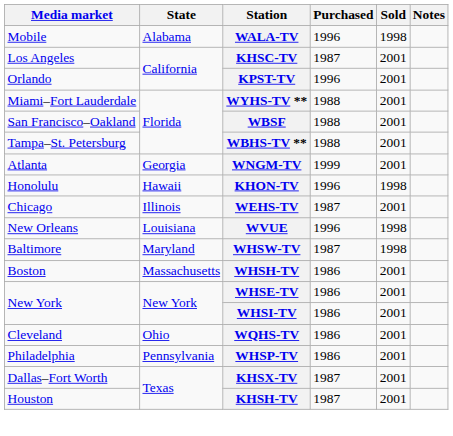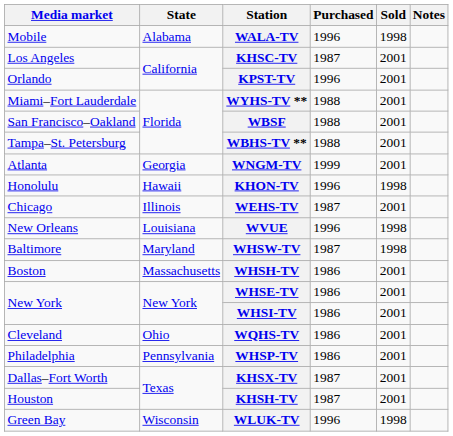+ row: (267, 420)
